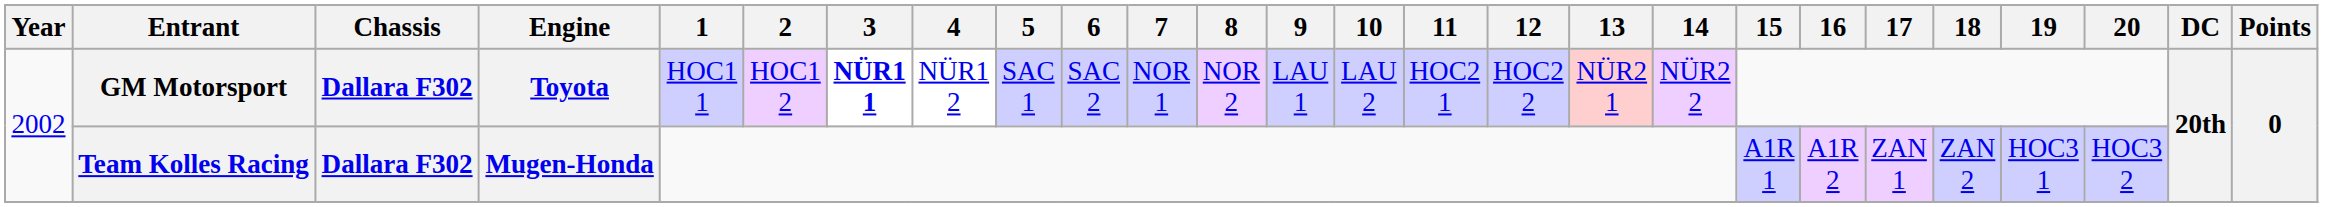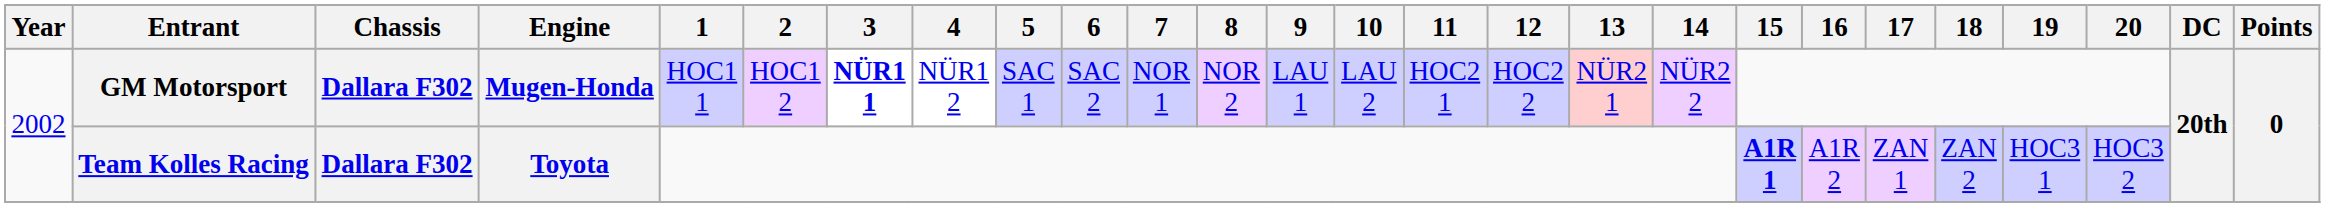(570, 86) Toyota -> (570, 86) Mugen-Honda
(570, 163) Mugen-Honda -> (570, 163) Toyota
(1769, 163) normal -> (1770, 163) bold
